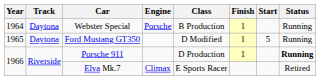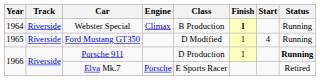(44, 26) Daytona -> (44, 26) Riverside
(158, 26) Porsche -> (158, 26) Climax
(243, 26) normal -> (243, 26) bold
(44, 40) Daytona -> (44, 40) Riverside
(268, 40) 5 -> (268, 40) 4
(158, 69) Climax -> (158, 69) Porsche
